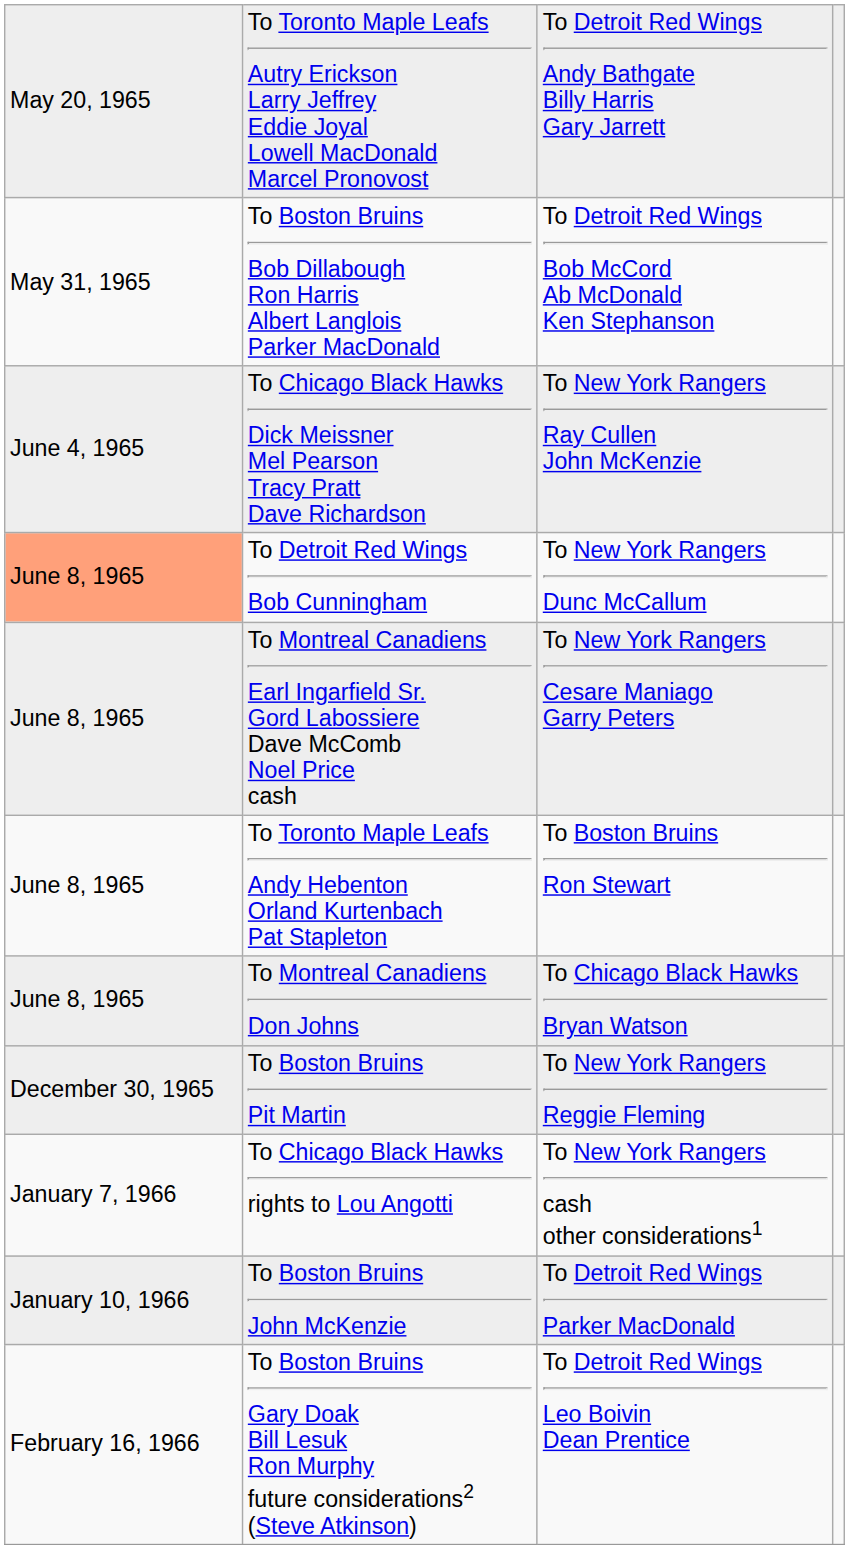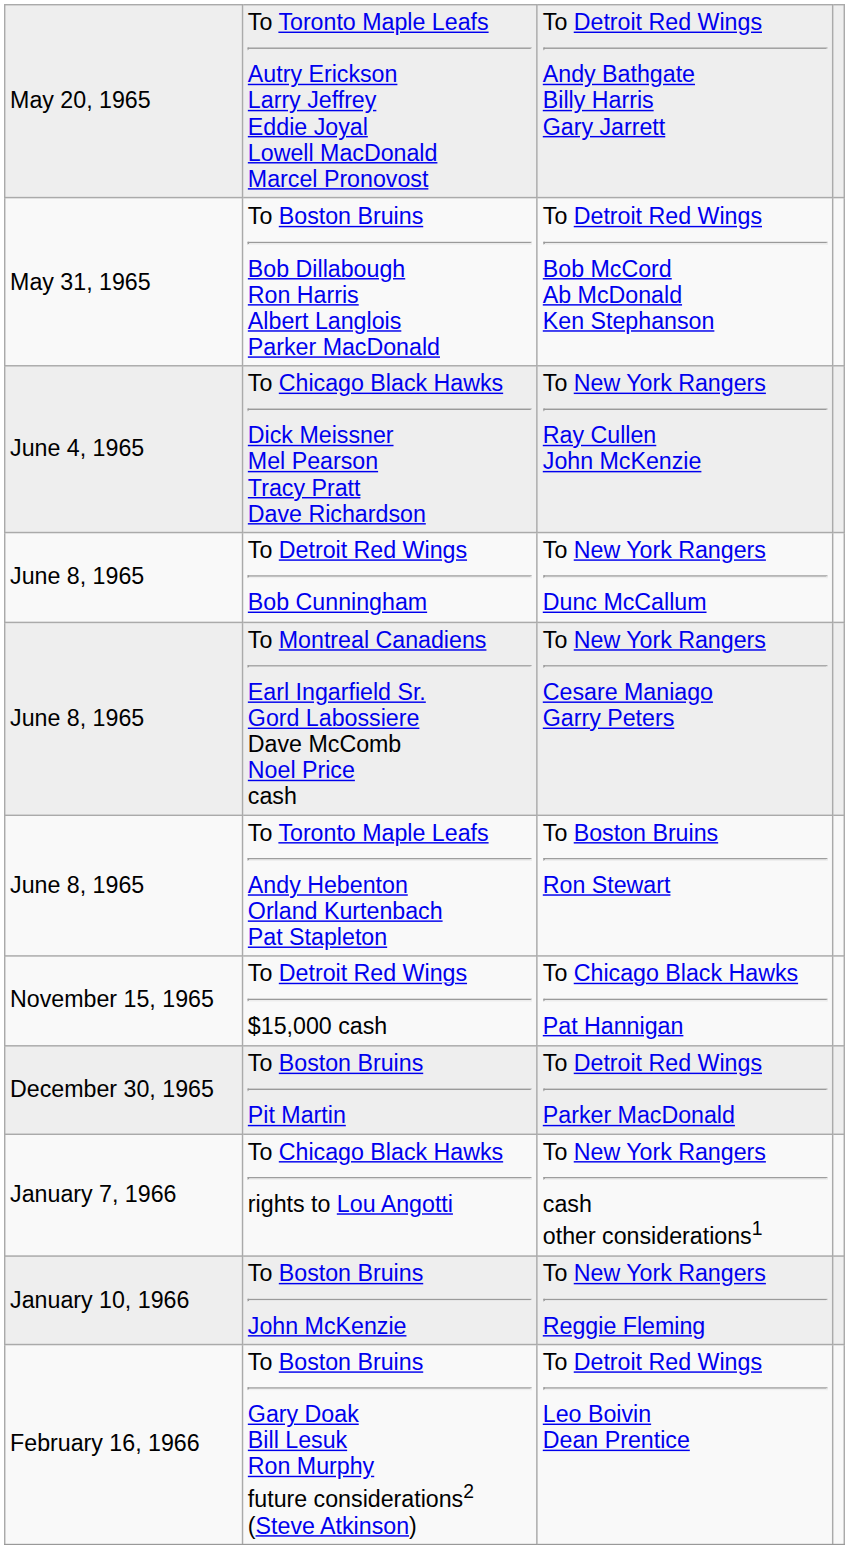(77, 576) lightsalmon background -> (77, 576) no background
- row: (390, 1000)
+ row: (390, 1000)
(685, 1089) To New York Rangers Reggie Fleming -> (685, 1089) To Detroit Red Wings Parker MacDonald
(685, 1299) To Detroit Red Wings Parker MacDonald -> (685, 1299) To New York Rangers Reggie Fleming
